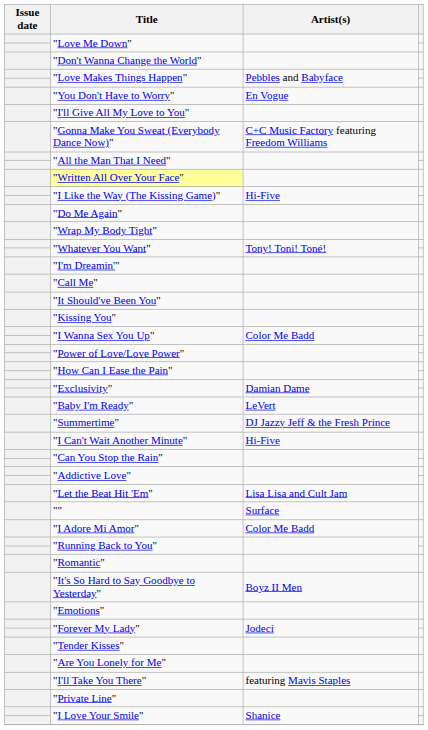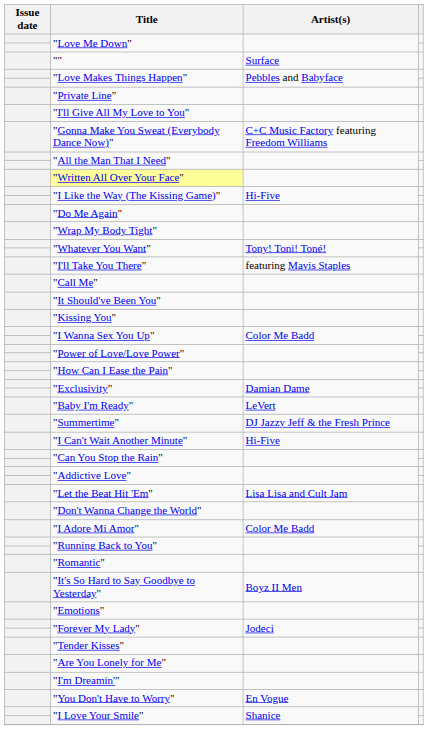rows swapped: (57, 510) <-> (127, 60)
rows swapped: (114, 95) <-> (85, 698)
rows swapped: (86, 265) <-> (100, 680)
